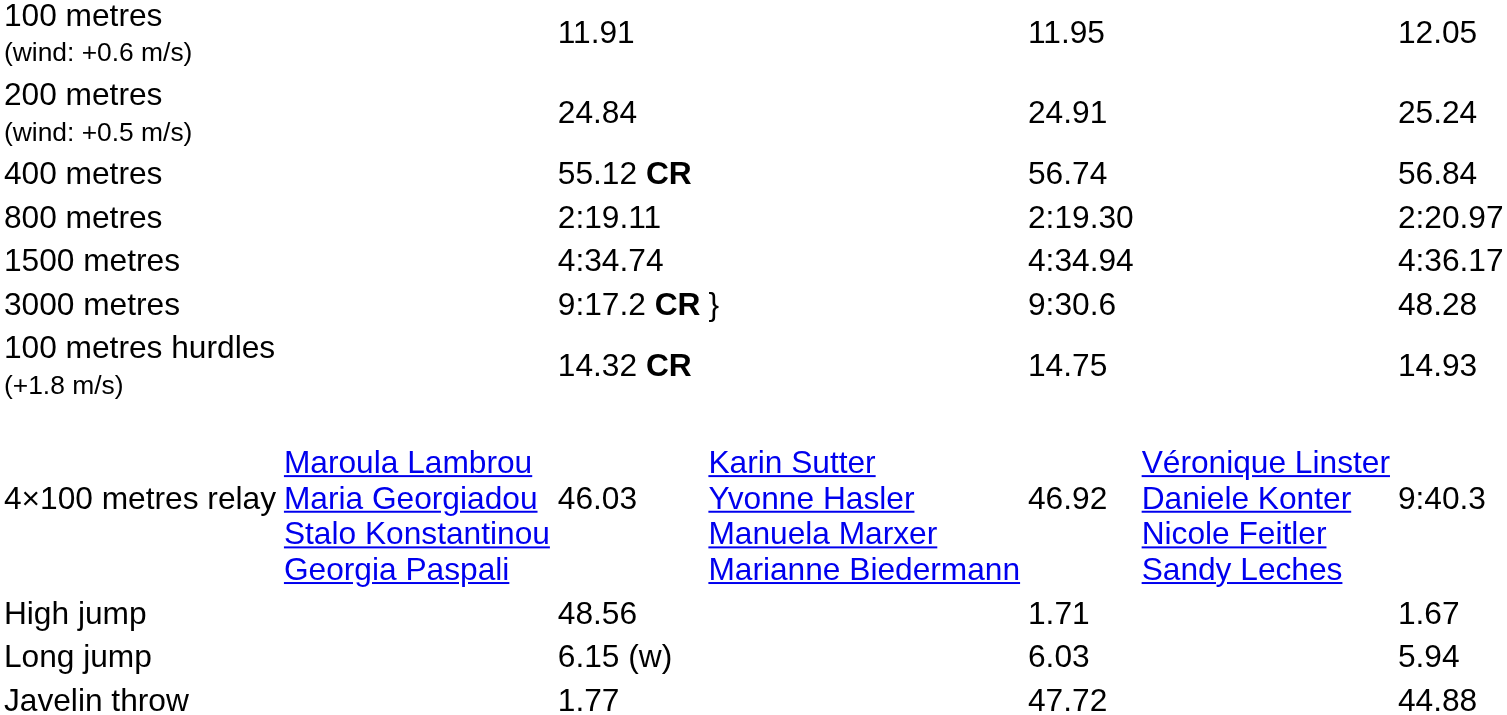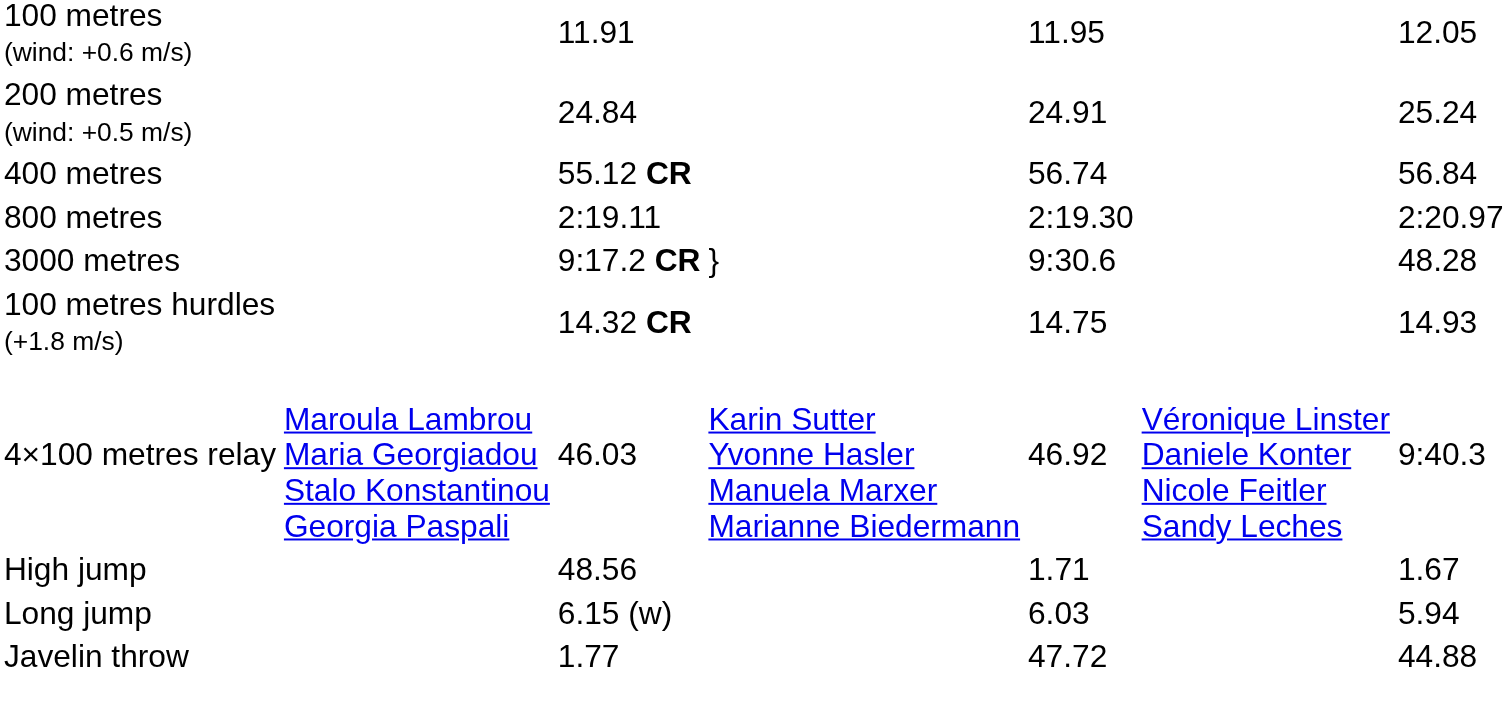- row: (92, 260)
